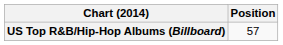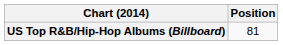(253, 31) 57 -> (253, 31) 81
